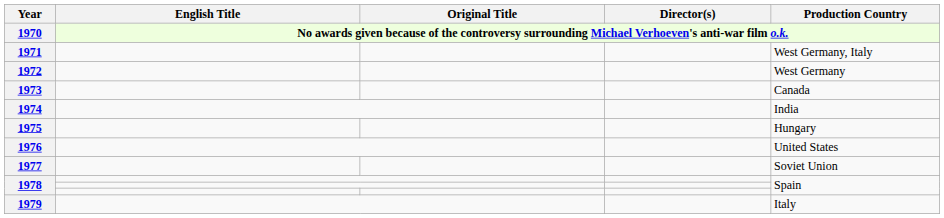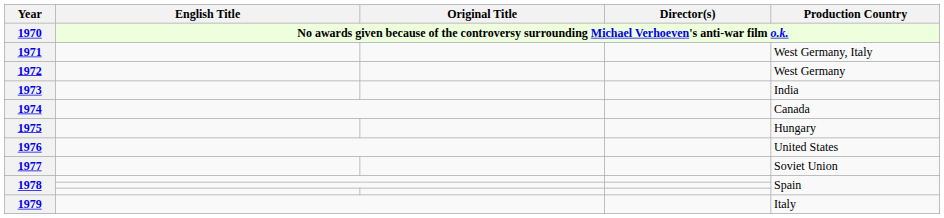(792, 90) Canada -> (786, 90) India
(786, 109) India -> (792, 109) Canada
